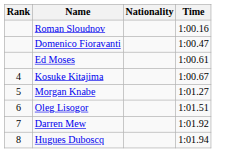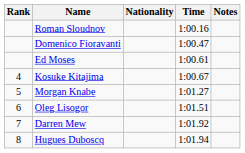+ column: (225, 12)
